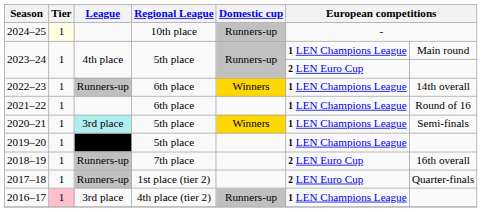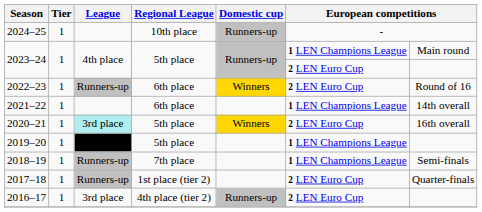(61, 31) lightyellow background -> (61, 31) no background
(348, 86) 1 LEN Champions League -> (326, 86) 2 LEN Euro Cup
(443, 86) 14th overall -> (443, 86) Round of 16
(443, 105) Round of 16 -> (443, 105) 14th overall
(348, 123) 1 LEN Champions League -> (326, 123) 2 LEN Euro Cup
(443, 123) Semi-finals -> (443, 123) 16th overall
(326, 160) 2 LEN Euro Cup -> (348, 160) 1 LEN Champions League
(443, 160) 16th overall -> (443, 160) Semi-finals
(61, 197) pink background -> (61, 197) no background
(348, 197) 1 LEN Champions League -> (326, 197) 2 LEN Euro Cup
